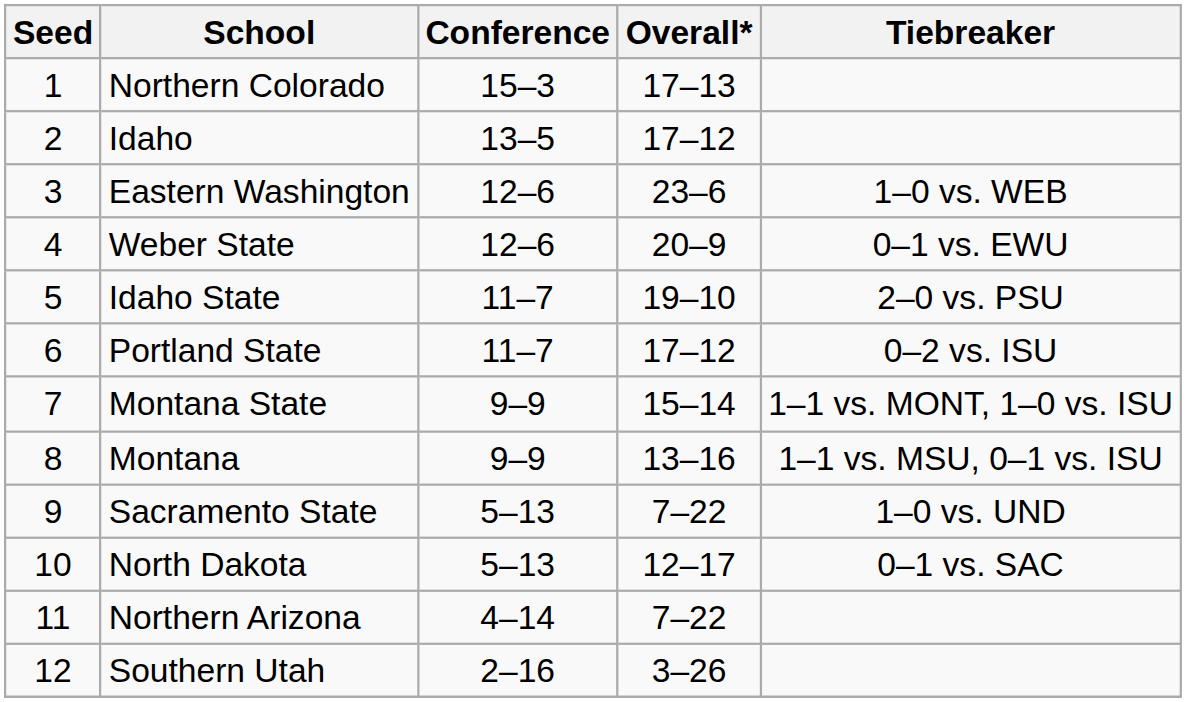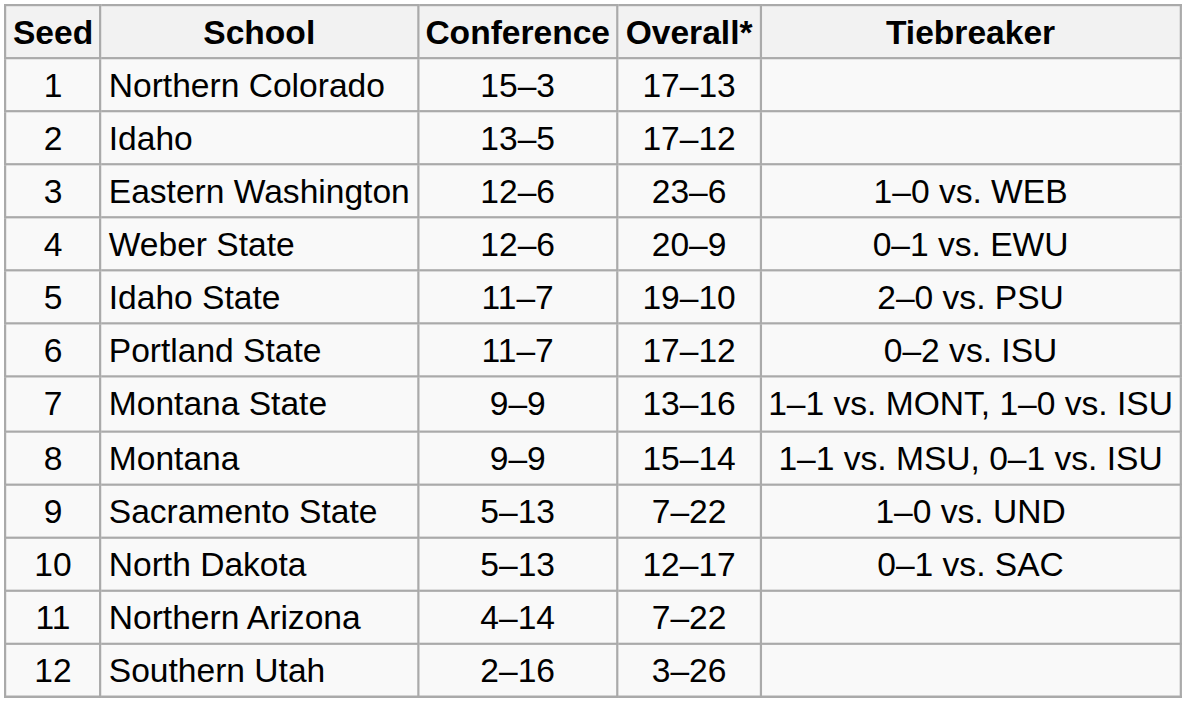(689, 404) 15–14 -> (689, 404) 13–16
(689, 457) 13–16 -> (689, 457) 15–14
